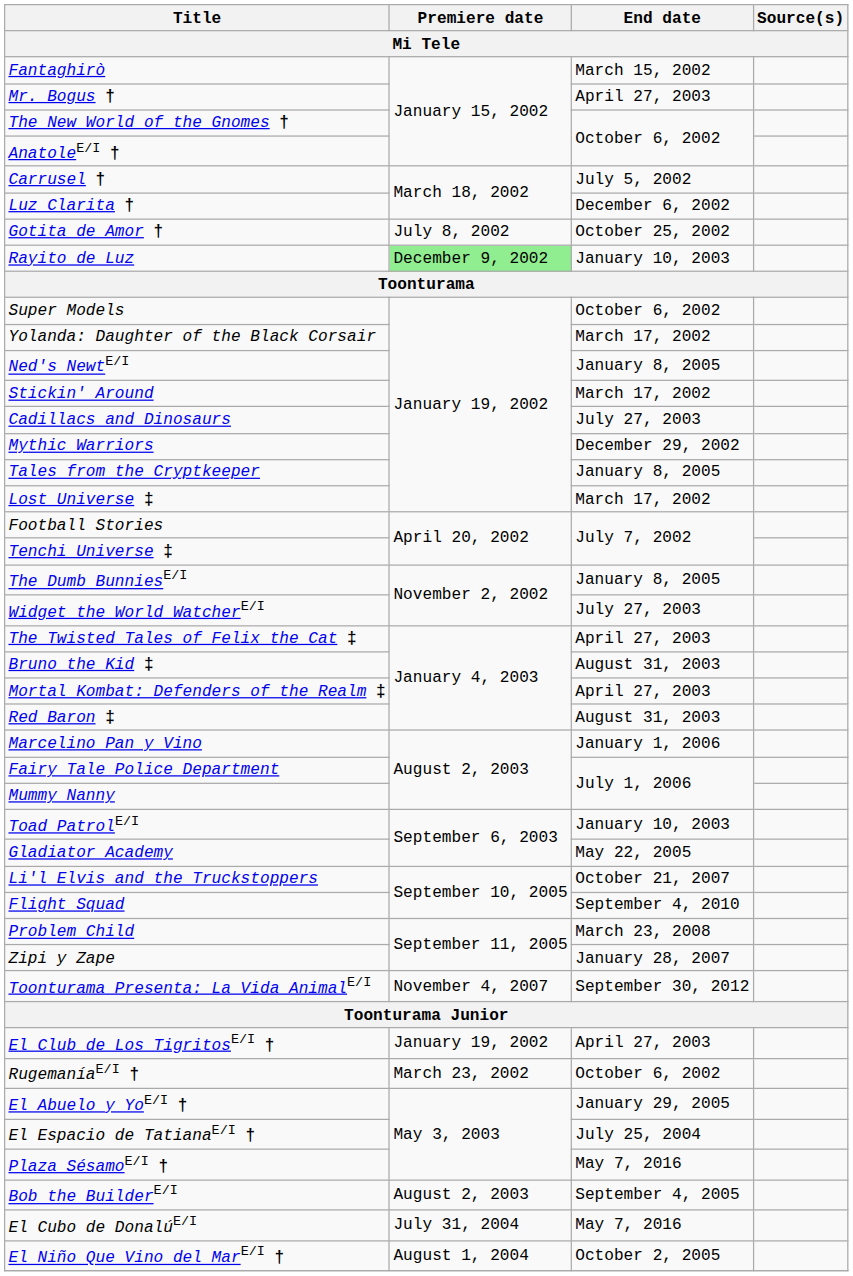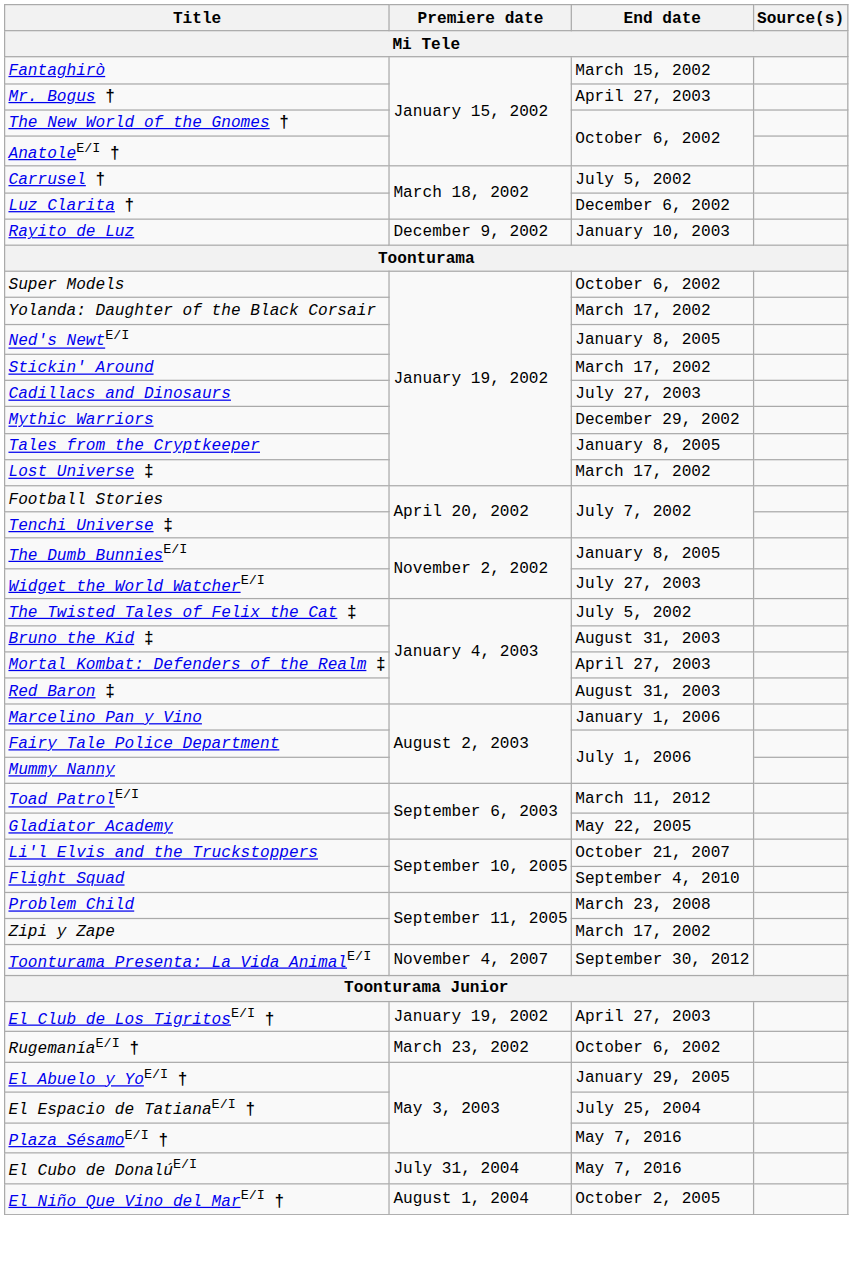- row: (86, 232)
(471, 258) lightgreen background -> (471, 232) no background
(643, 639) April 27, 2003 -> (633, 612) July 5, 2002
(653, 824) January 10, 2003 -> (643, 798) March 11, 2012
(653, 958) January 28, 2007 -> (643, 932) March 17, 2002
- row: (93, 1195)
